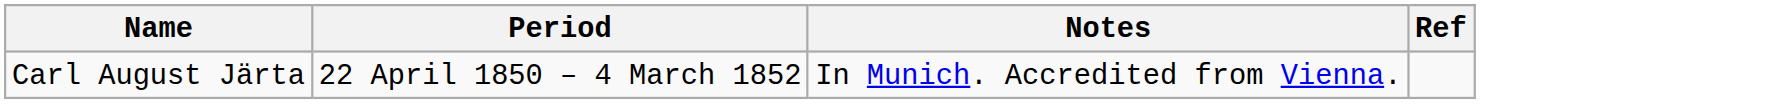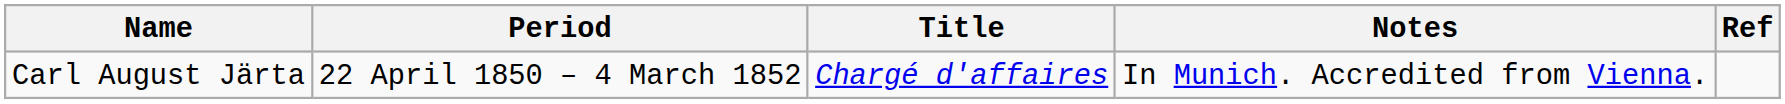+ column: (962, 29)
